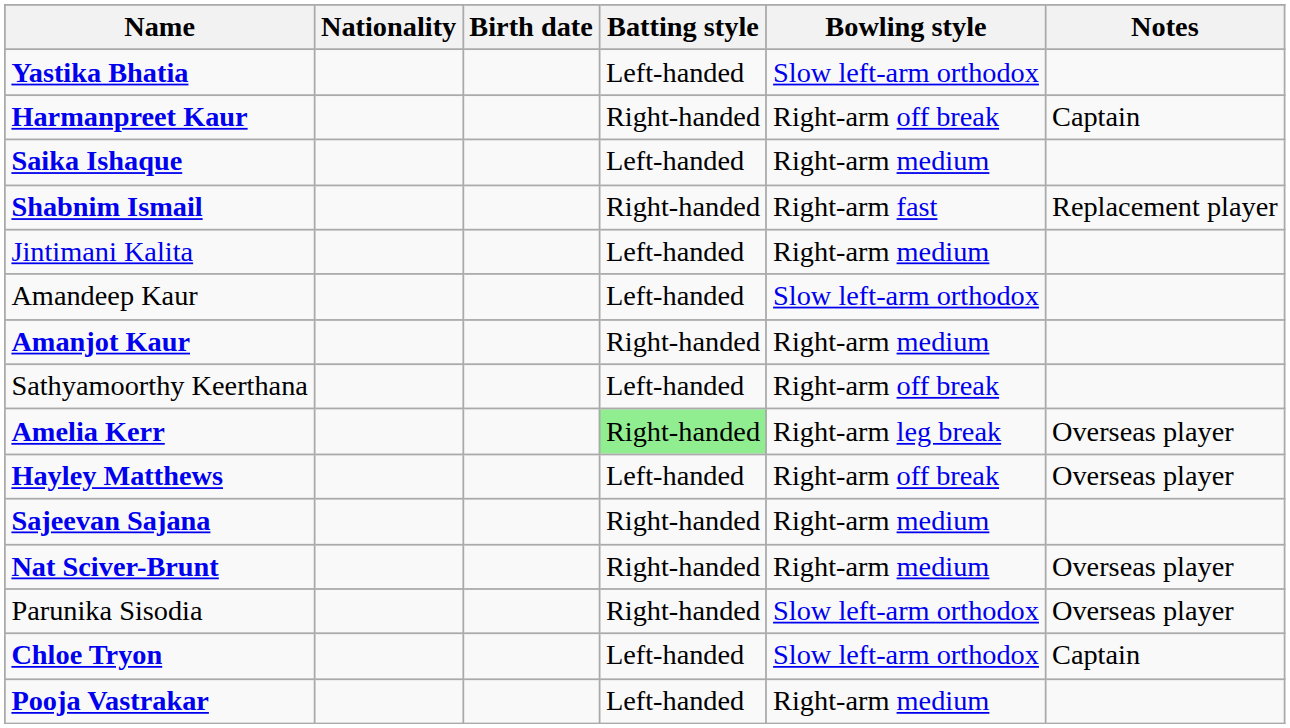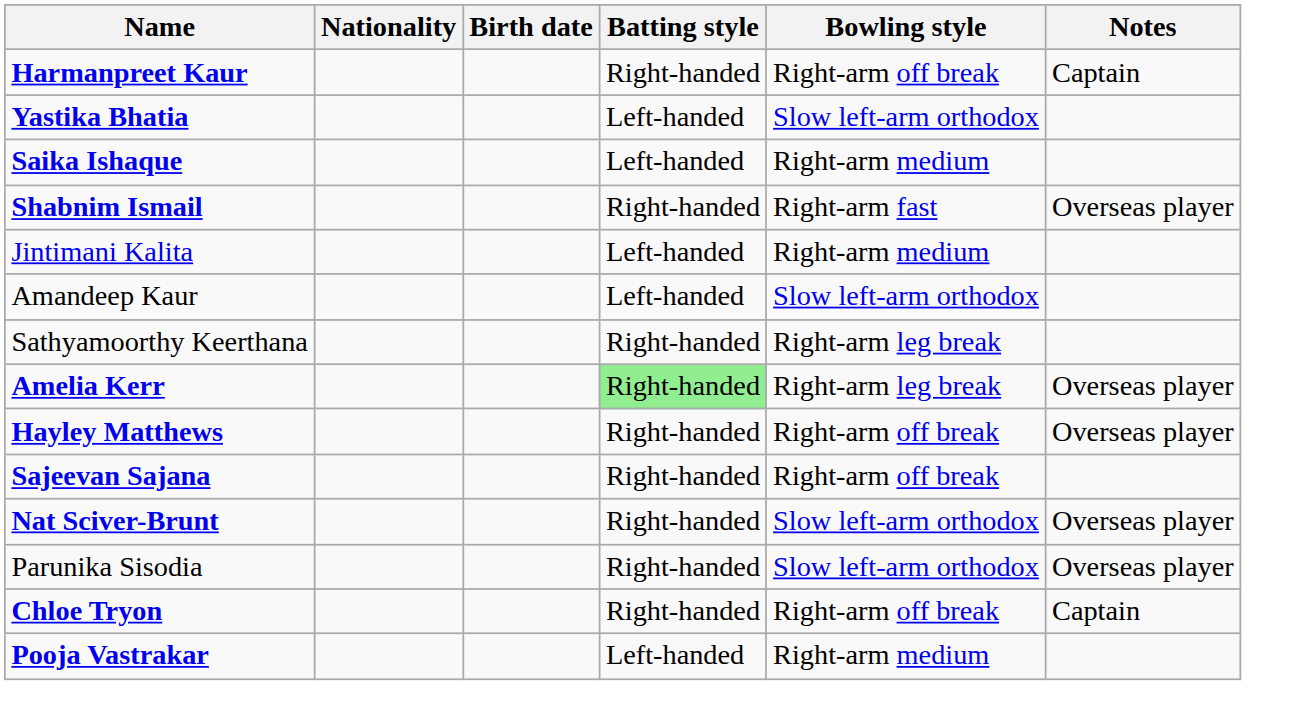rows swapped: (130, 116) <-> (100, 71)
(1165, 206) Replacement player -> (1143, 206) Overseas player
- row: (101, 341)
(675, 386) Left-handed -> (683, 341) Right-handed
(886, 386) Right-arm off break -> (887, 341) Right-arm leg break
(675, 476) Left-handed -> (683, 431) Right-handed
(881, 521) Right-arm medium -> (886, 476) Right-arm off break
(881, 565) Right-arm medium -> (906, 521) Slow left-arm orthodox
(675, 655) Left-handed -> (683, 610) Right-handed
(906, 655) Slow left-arm orthodox -> (886, 610) Right-arm off break
